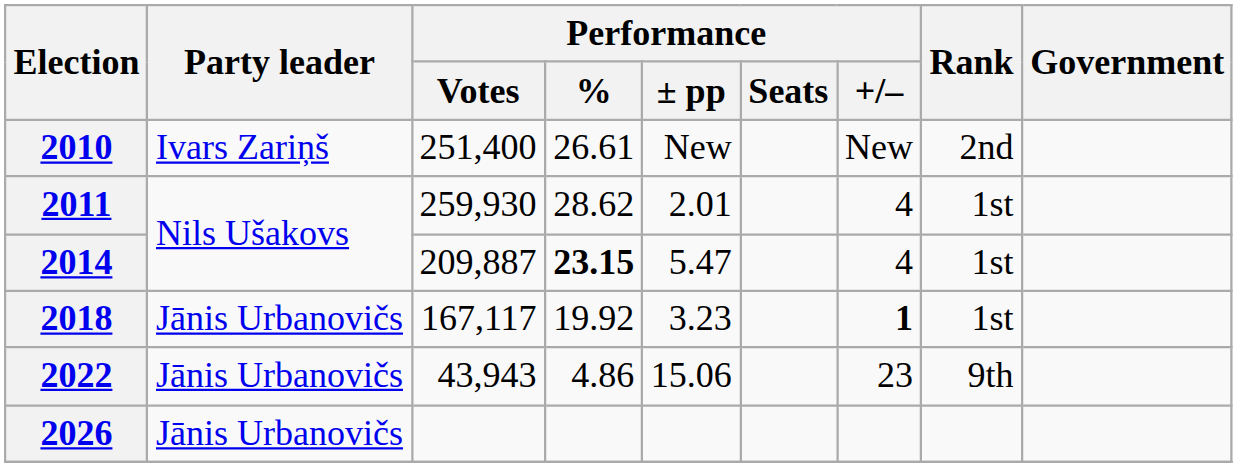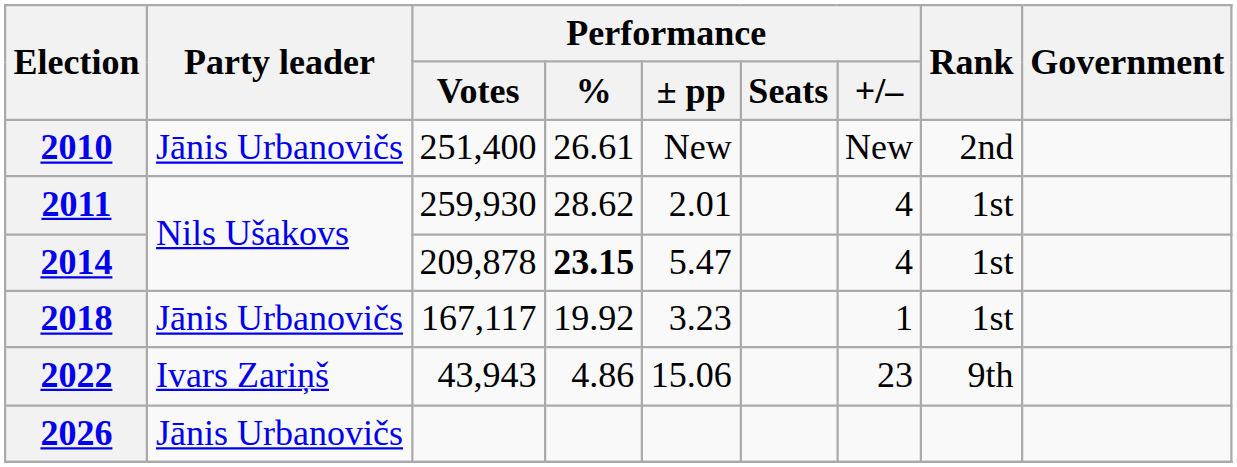(242, 147) Ivars Zariņš -> (280, 147) Jānis Urbanovičs
(478, 261) 209,887 -> (478, 261) 209,878
(904, 318) bold -> (904, 318) normal
(280, 375) Jānis Urbanovičs -> (242, 375) Ivars Zariņš
